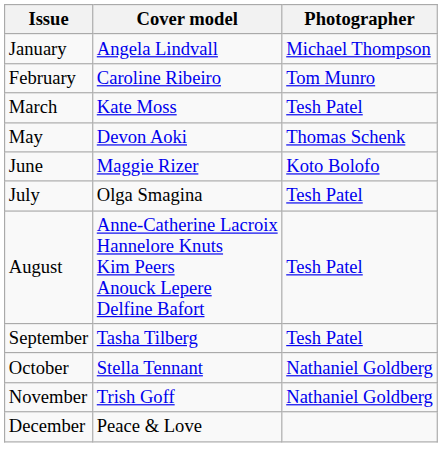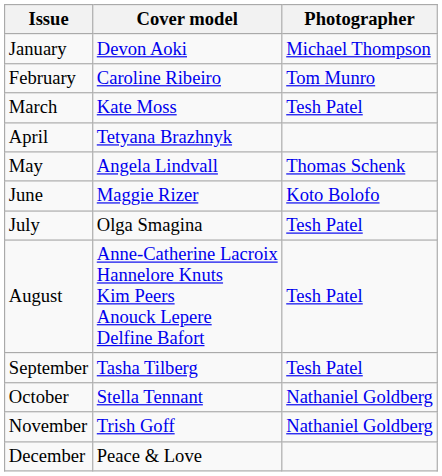(157, 48) Angela Lindvall -> (142, 48) Devon Aoki
+ row: (28, 136)
(142, 136) Devon Aoki -> (157, 166) Angela Lindvall
